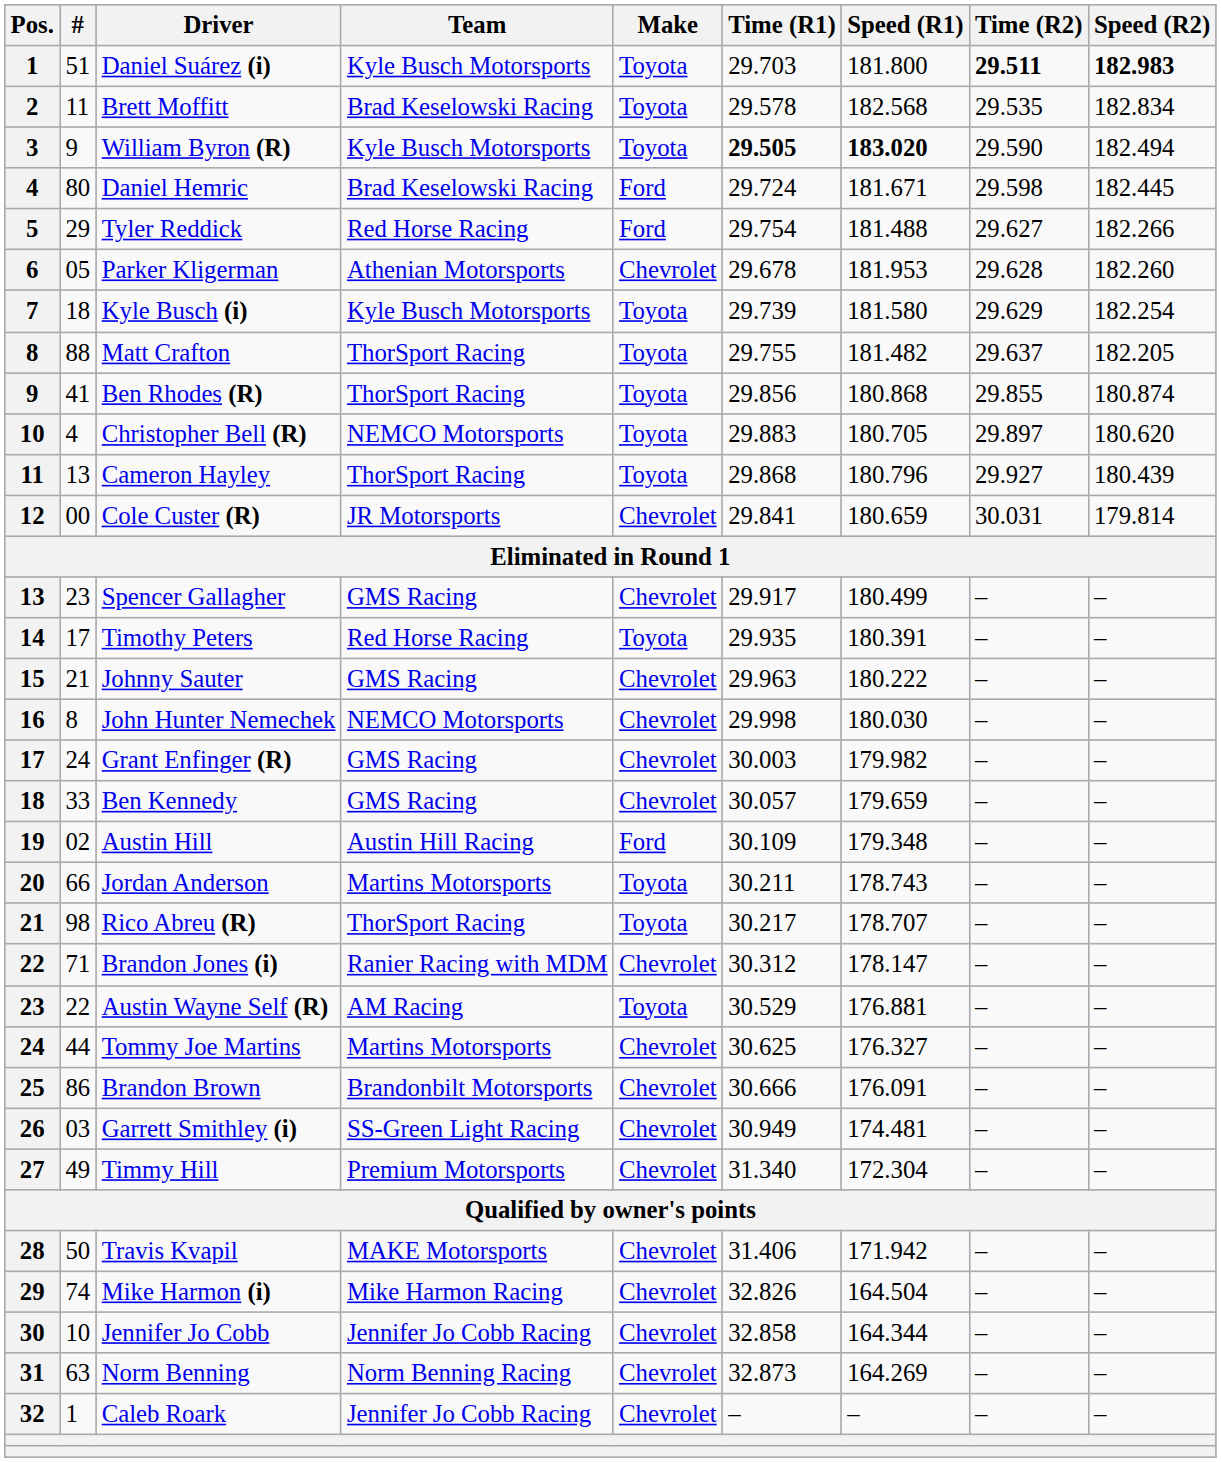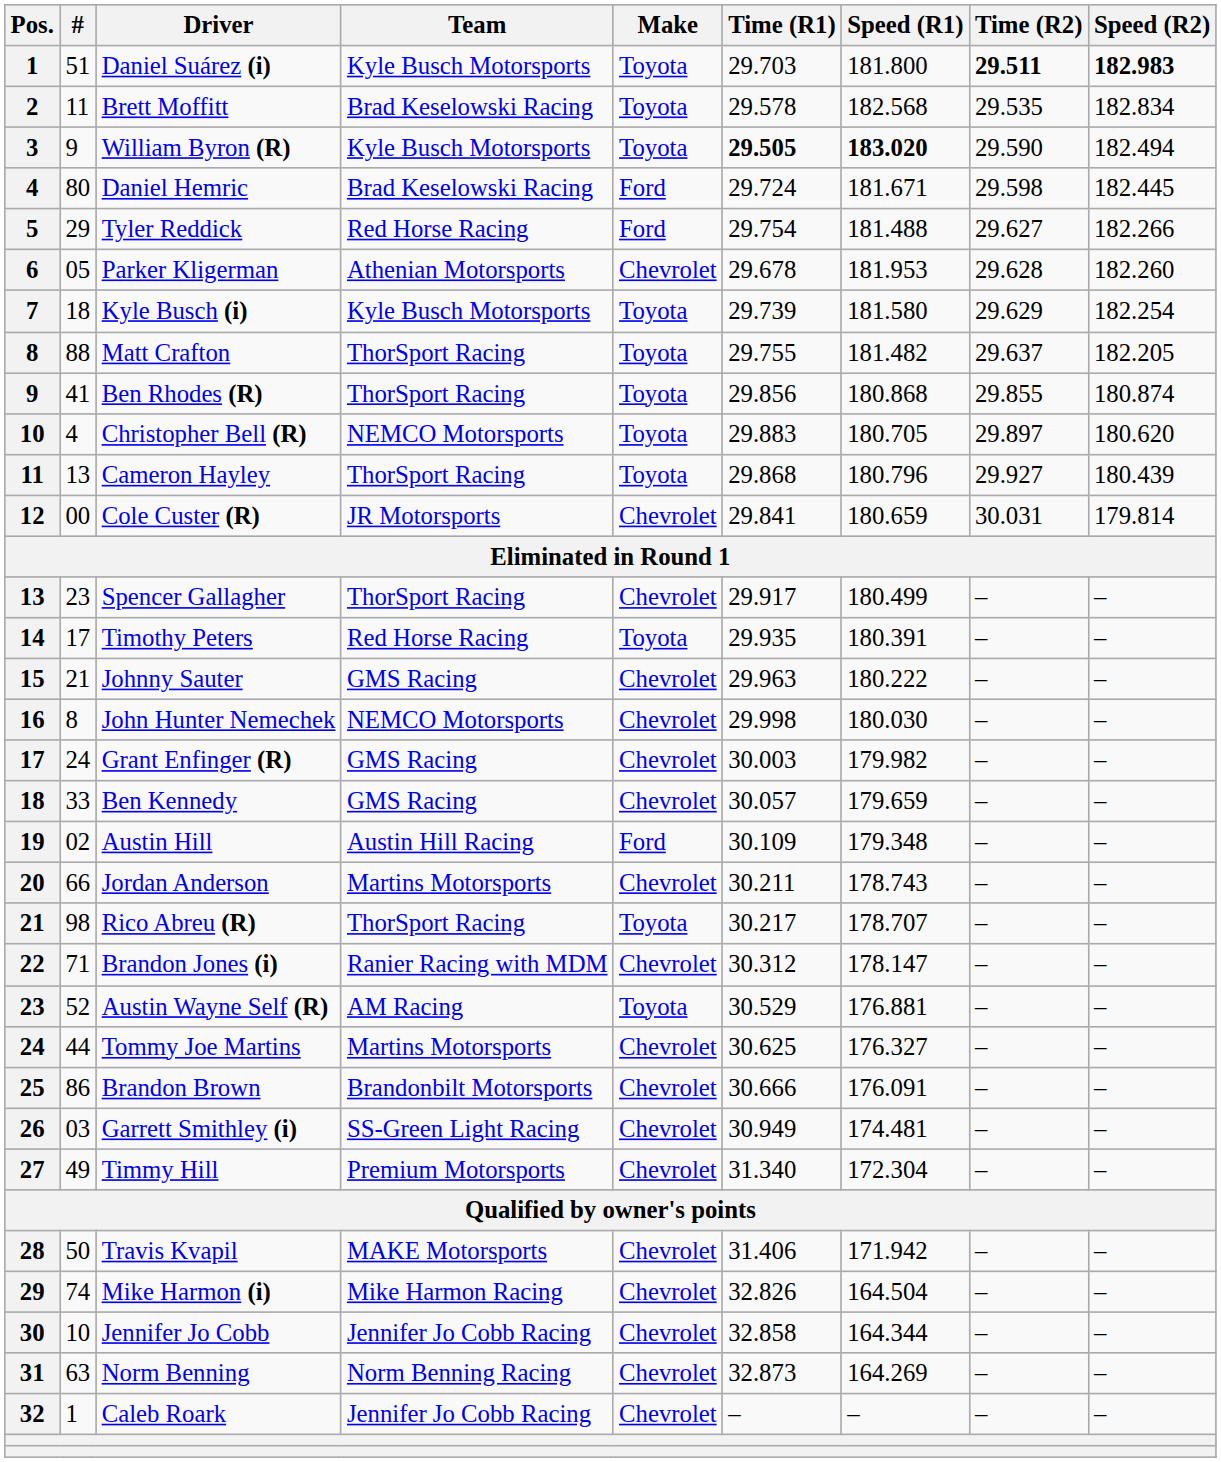(412, 597) GMS Racing -> (436, 597) ThorSport Racing
(653, 883) Toyota -> (668, 883) Chevrolet
(78, 1005) 22 -> (78, 1005) 52
